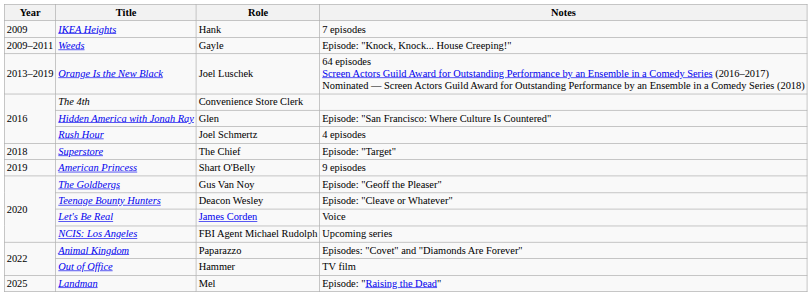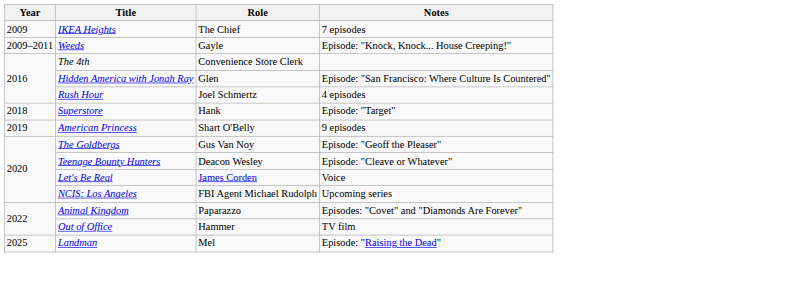(210, 29) Hank -> (219, 29) The Chief
- row: (111, 73)
(220, 151) The Chief -> (210, 111) Hank
